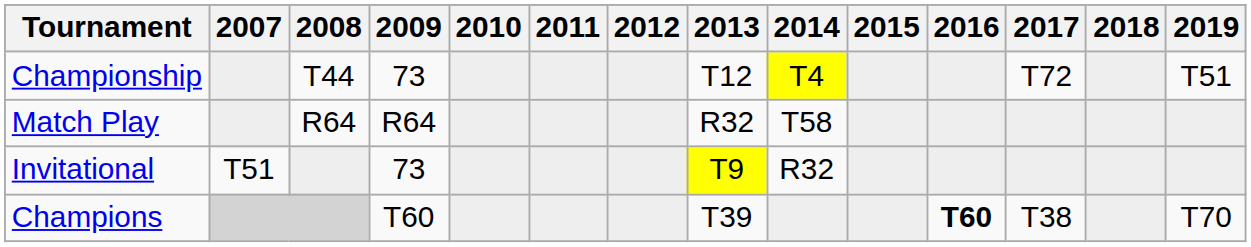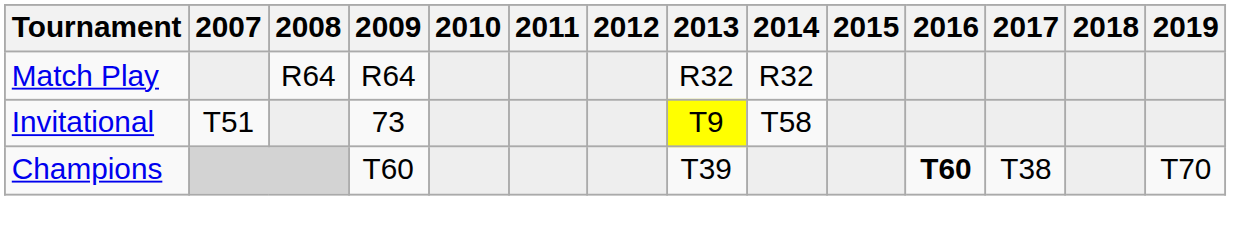- row: (107, 75)
(807, 122) T58 -> (786, 75) R32
(807, 169) R32 -> (786, 122) T58
